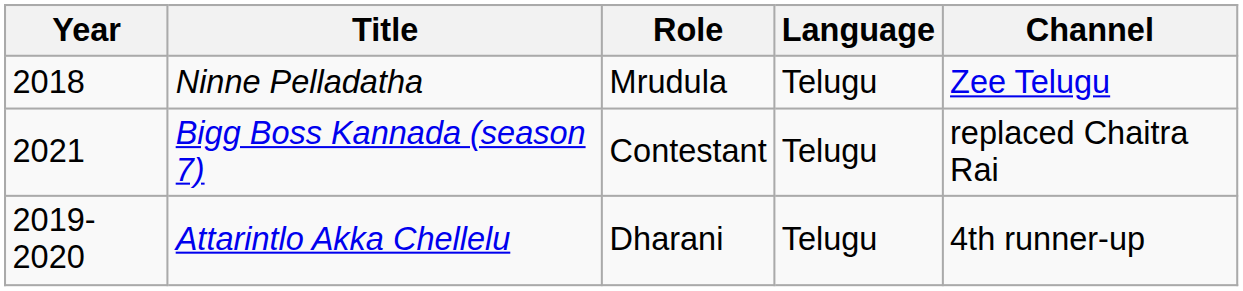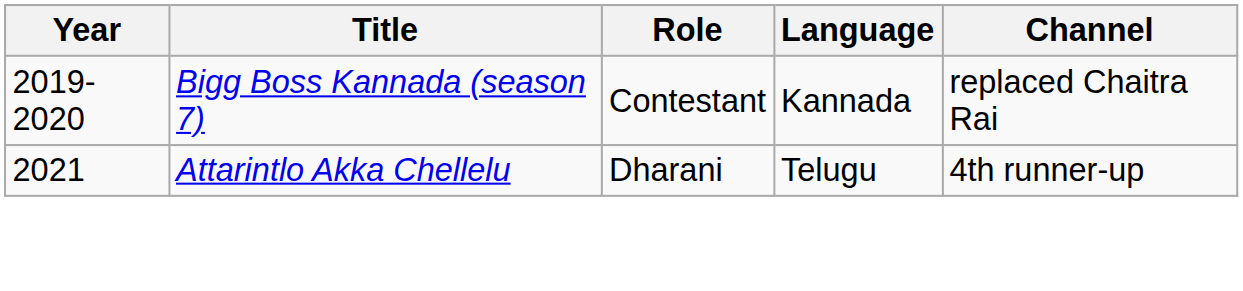- row: (299, 81)
(49, 151) 2021 -> (54, 100) 2019-2020
(830, 151) Telugu -> (846, 100) Kannada
(54, 239) 2019-2020 -> (49, 169) 2021
